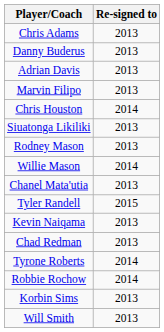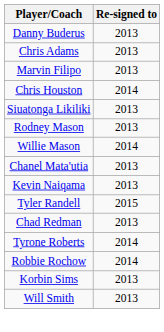rows swapped: (49, 33) <-> (49, 52)
- row: (49, 71)
rows swapped: (49, 223) <-> (49, 204)
